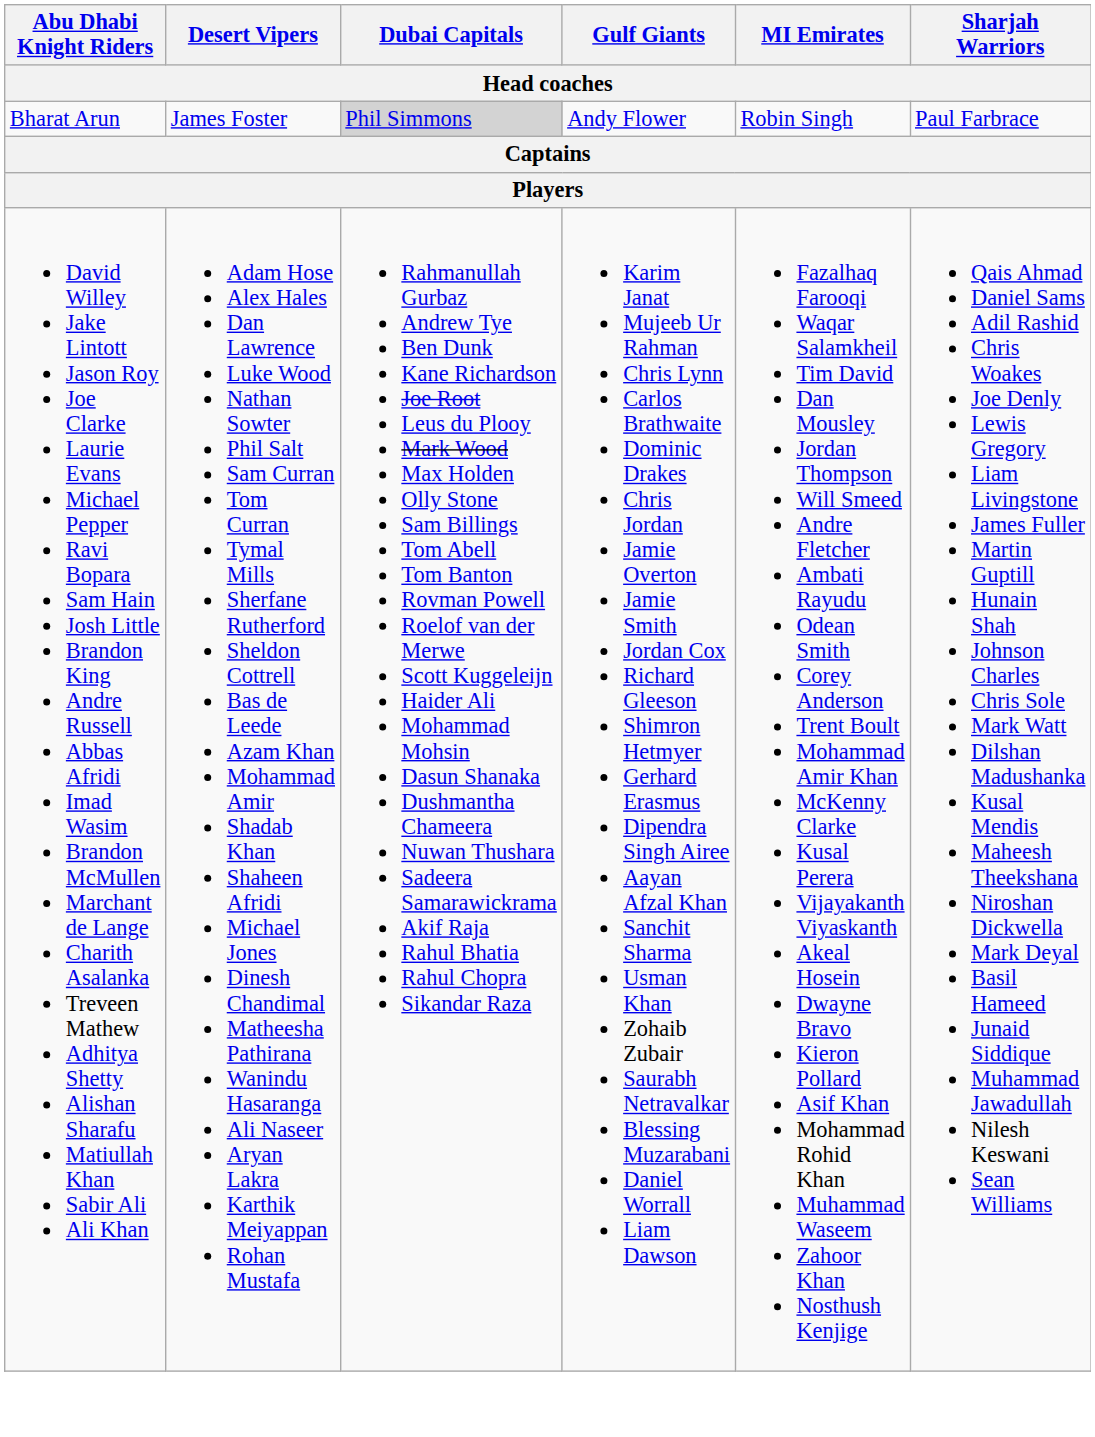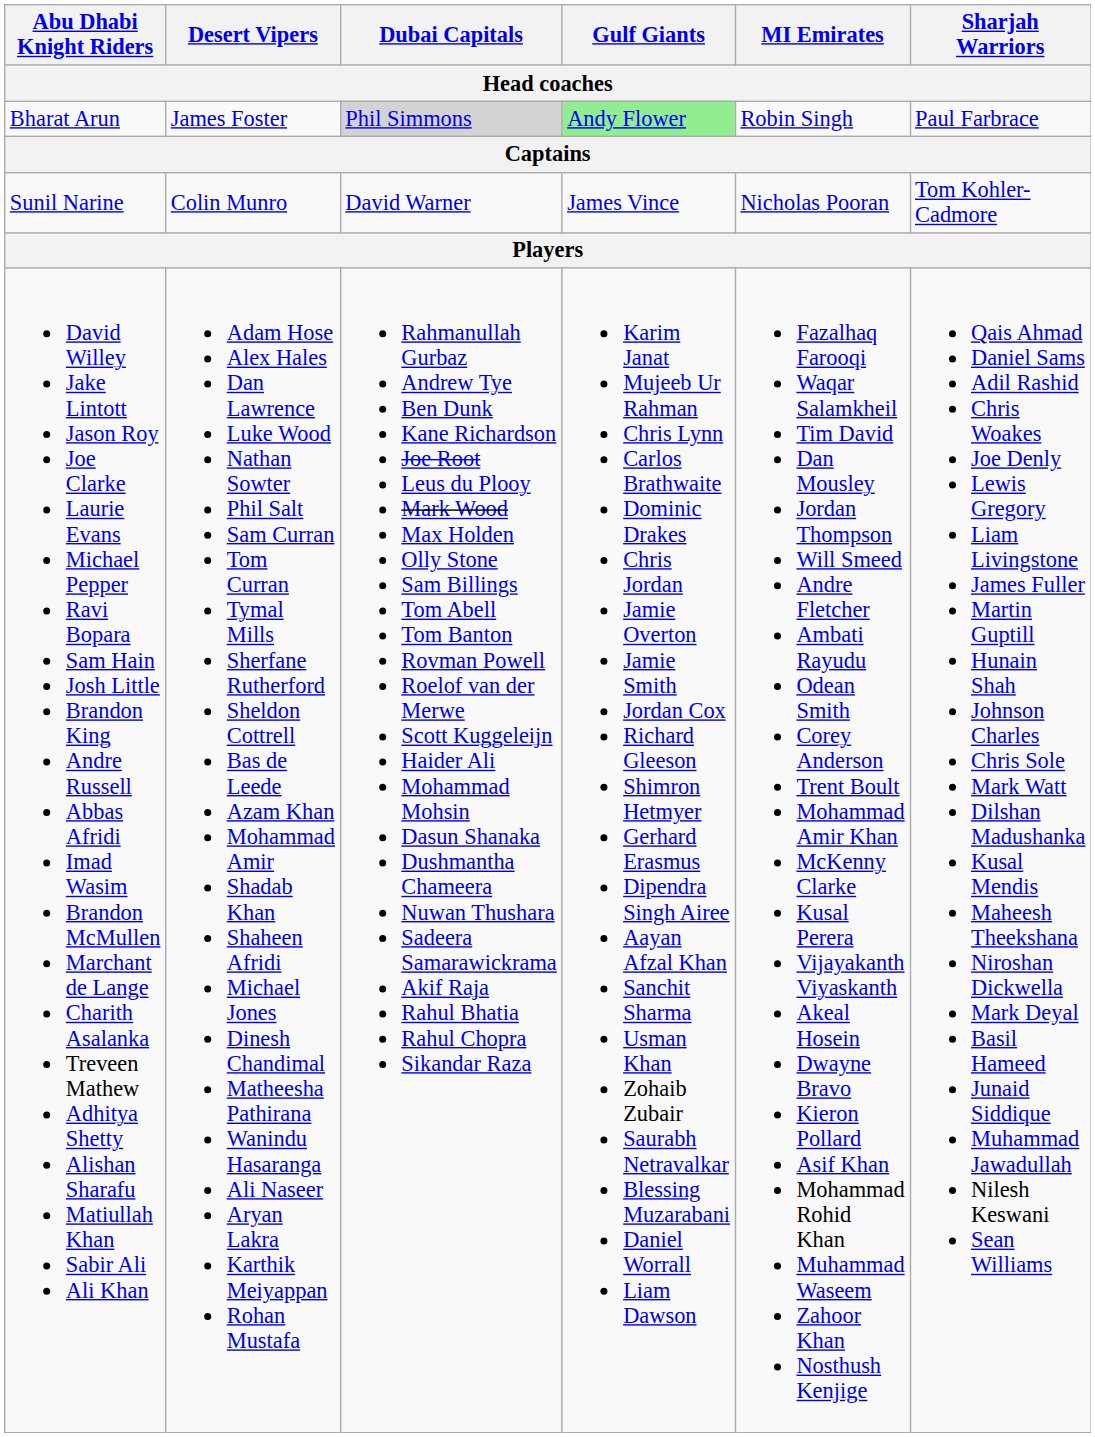(627, 118) no background -> (627, 118) lightgreen background
+ row: (67, 202)
